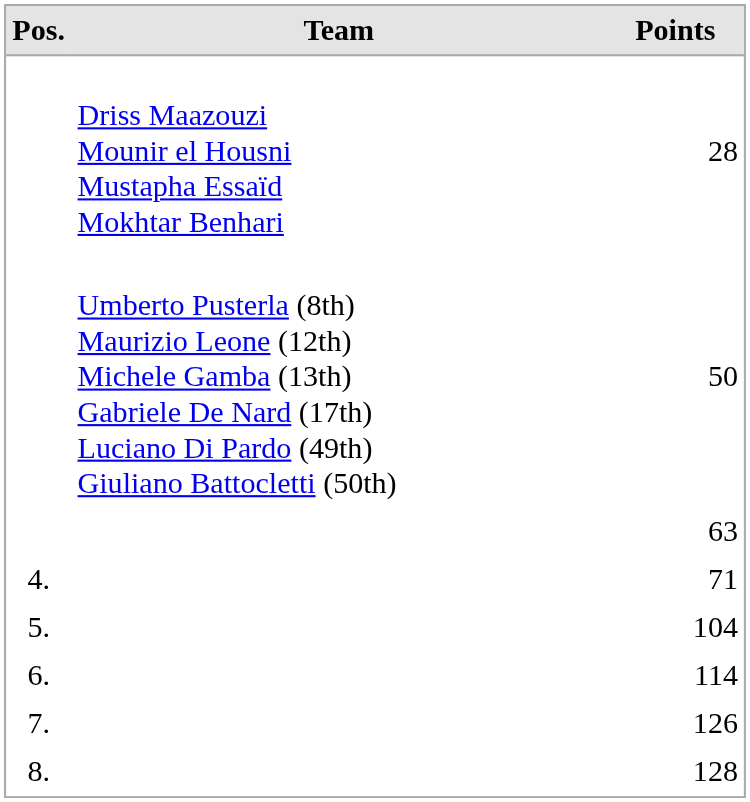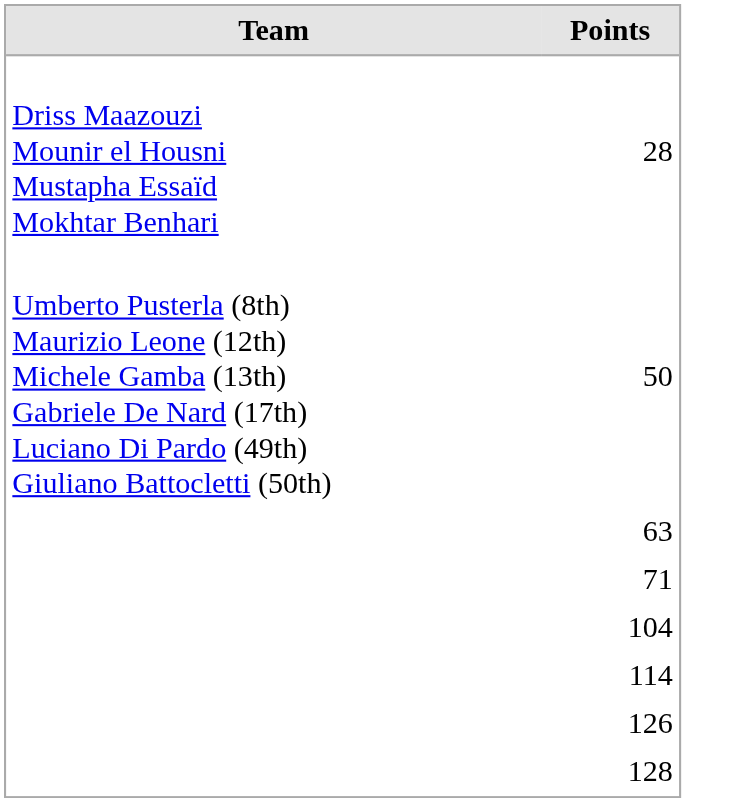- column: (39, 29)
